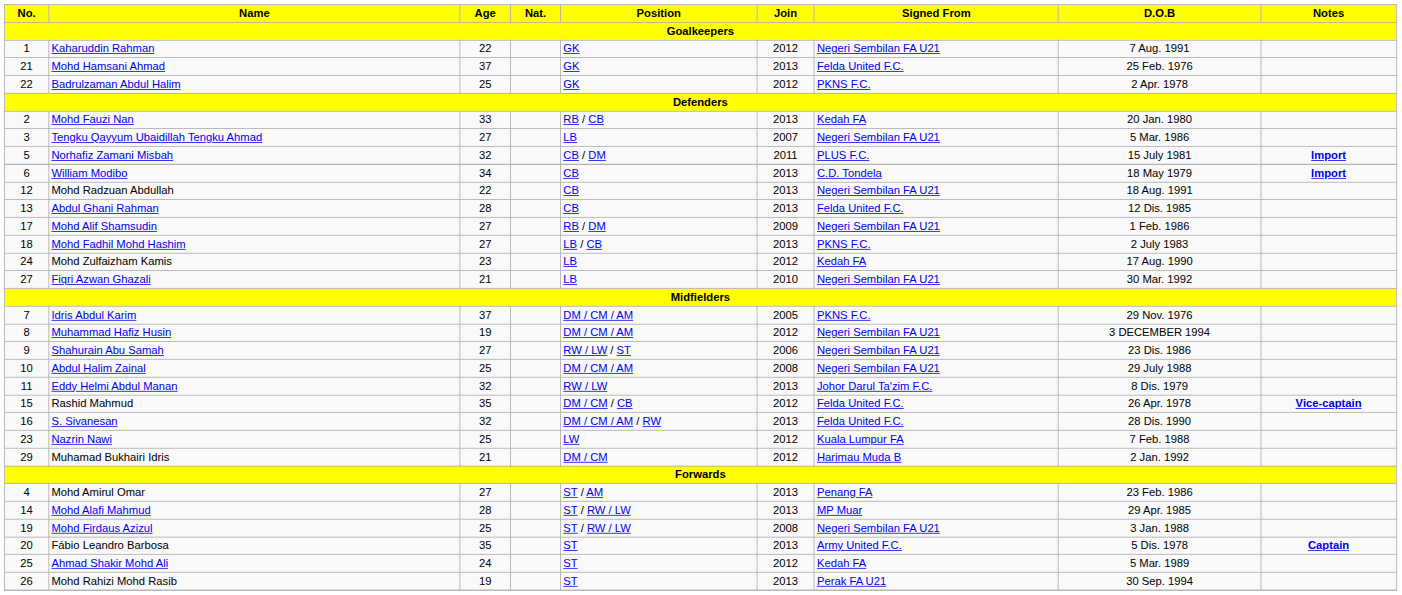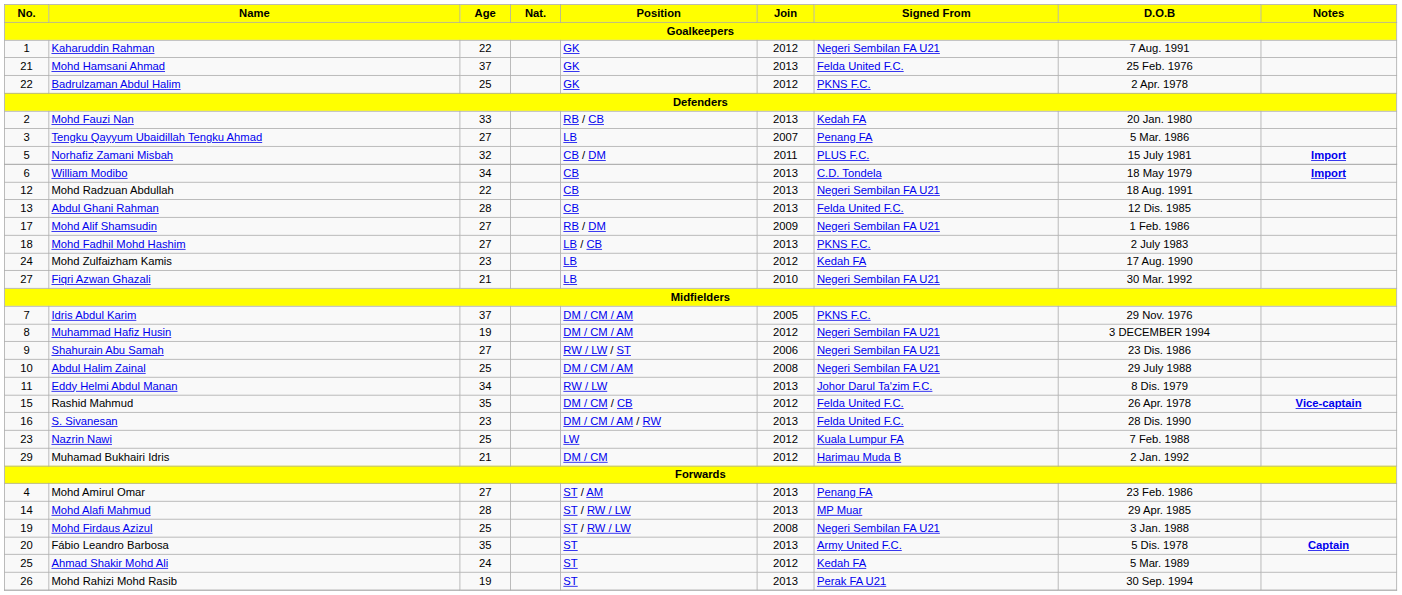(878, 138) Negeri Sembilan FA U21 -> (845, 138) Penang FA
(485, 386) 32 -> (485, 386) 34
(485, 422) 32 -> (485, 422) 23
